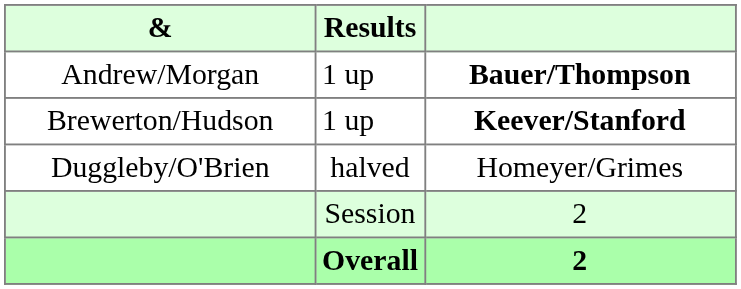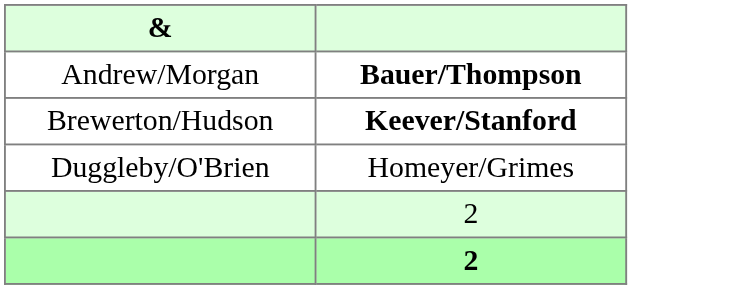- column: (370, 27)
